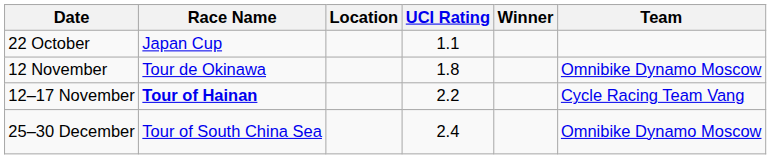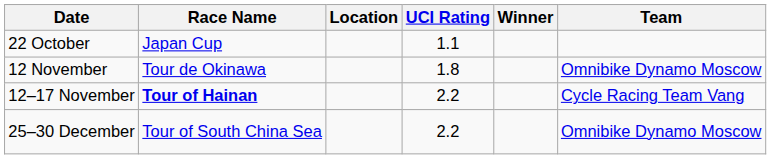(448, 131) 2.4 -> (448, 131) 2.2
